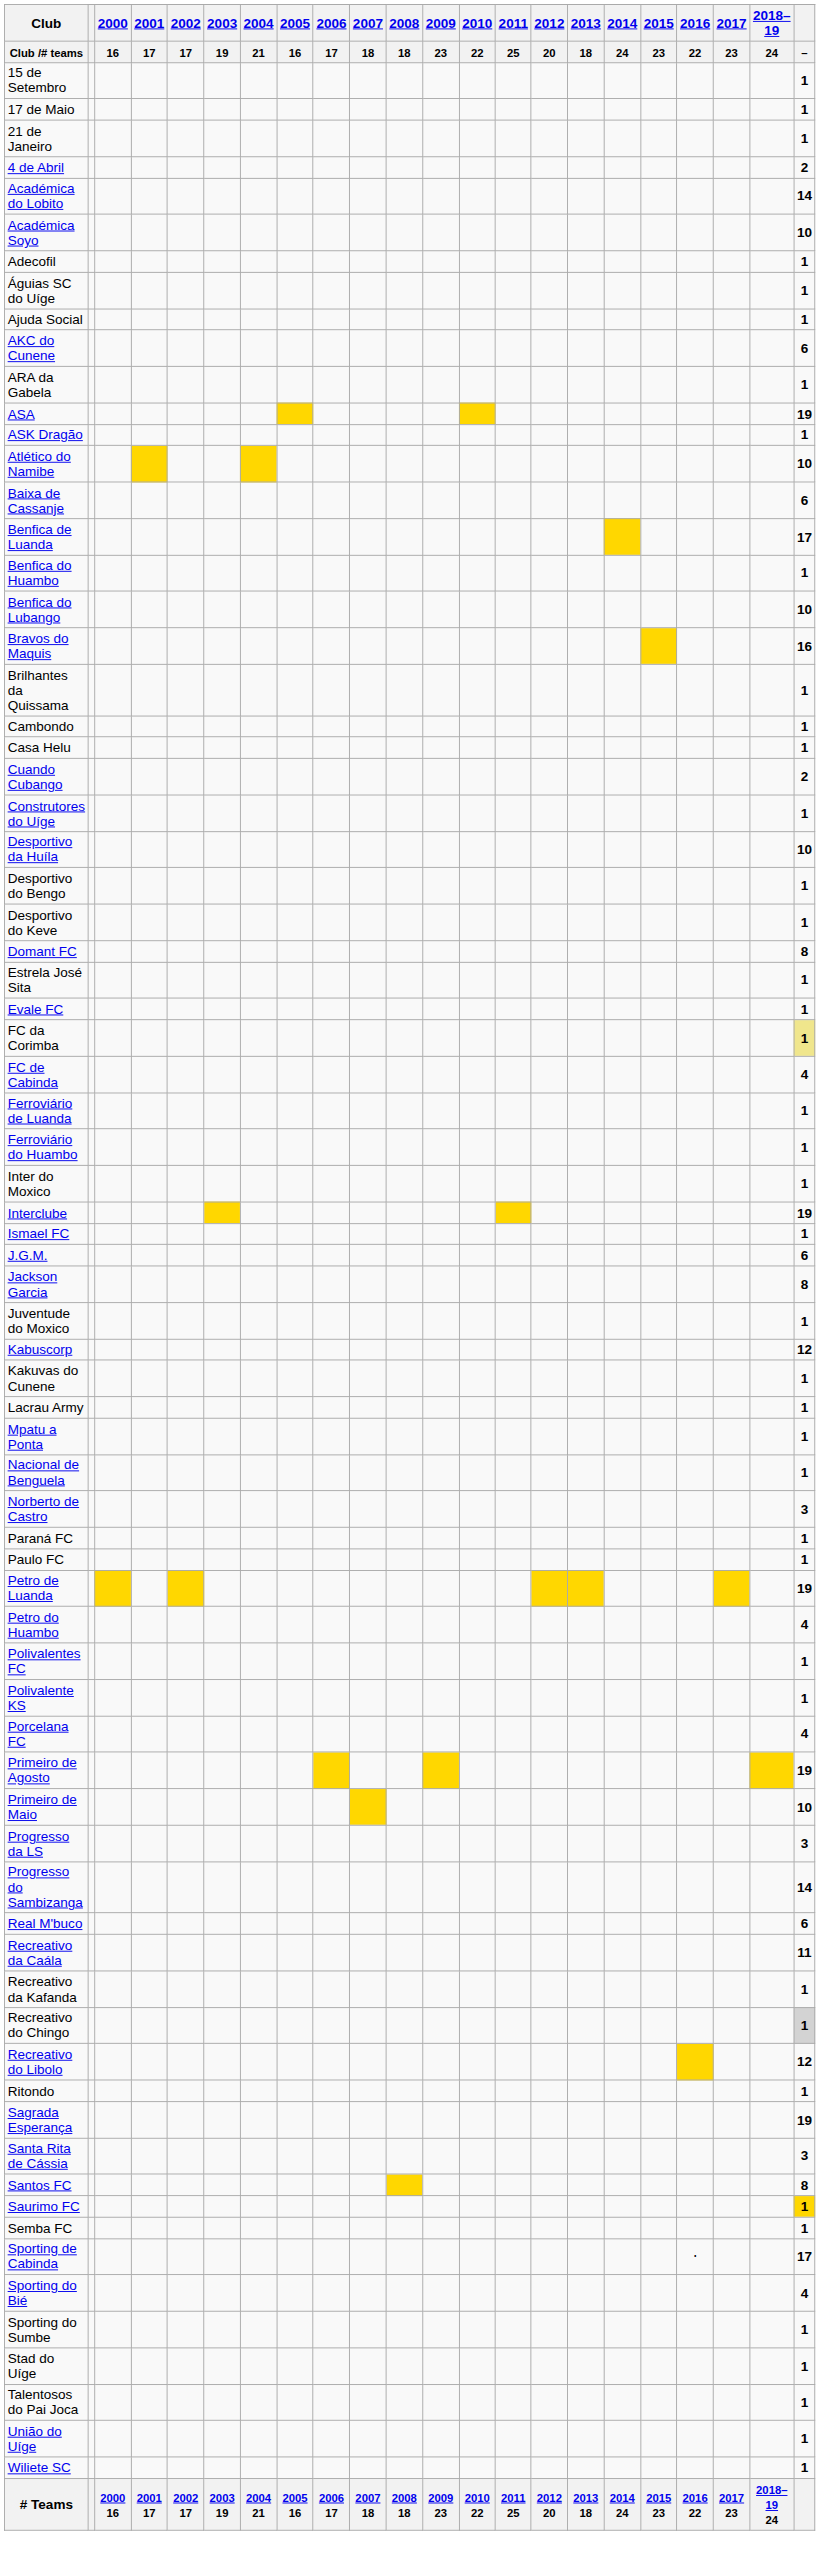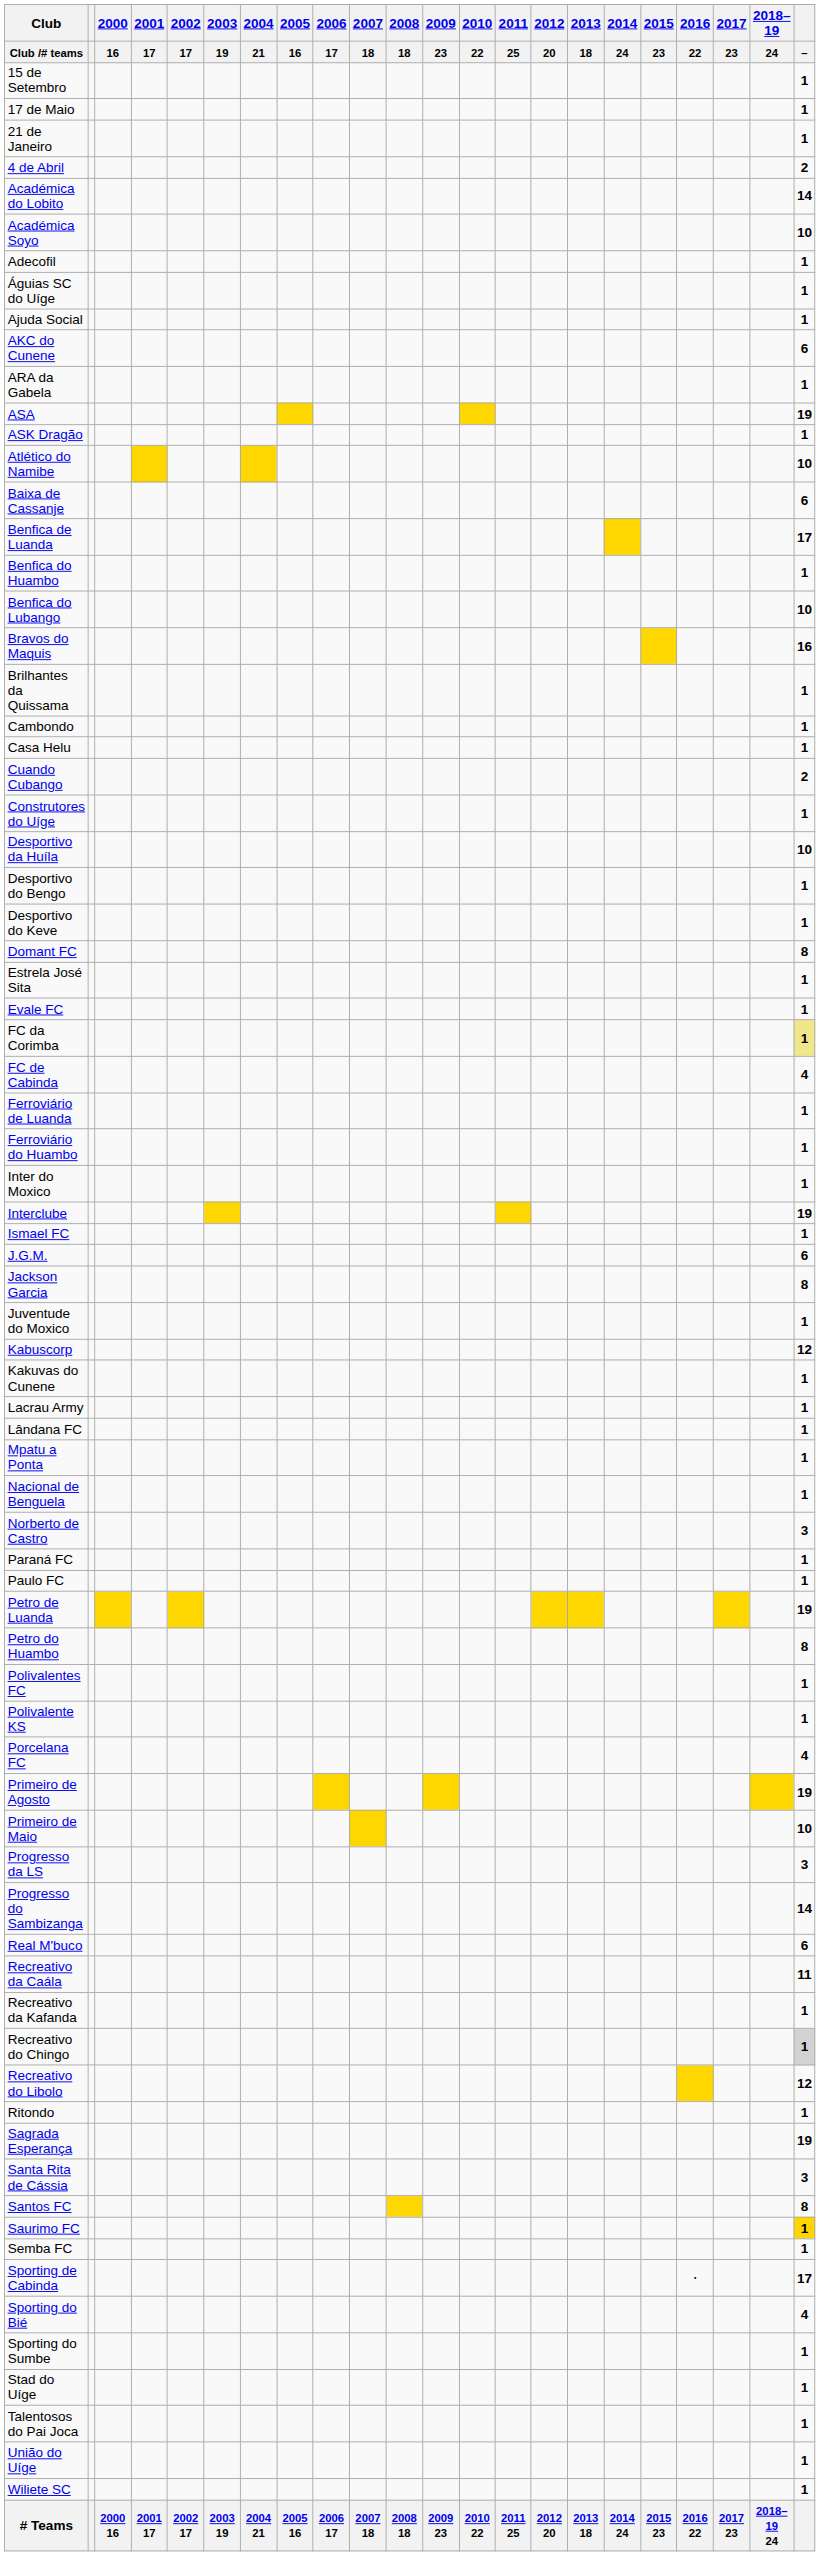+ row: (45, 1429)
(804, 1625) 4 -> (804, 1646) 8
